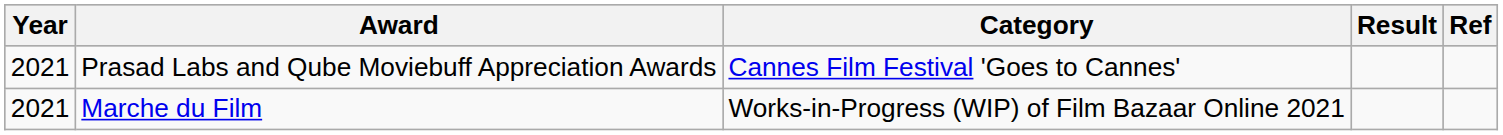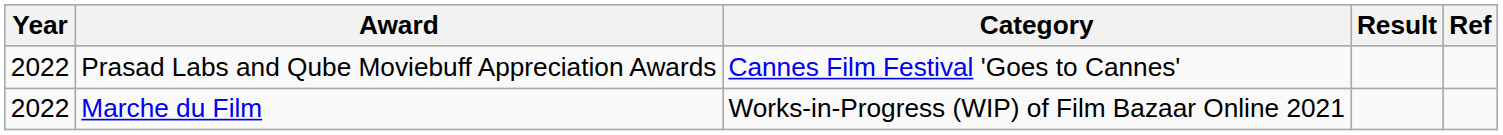(40, 66) 2021 -> (40, 66) 2022
(40, 108) 2021 -> (40, 108) 2022
